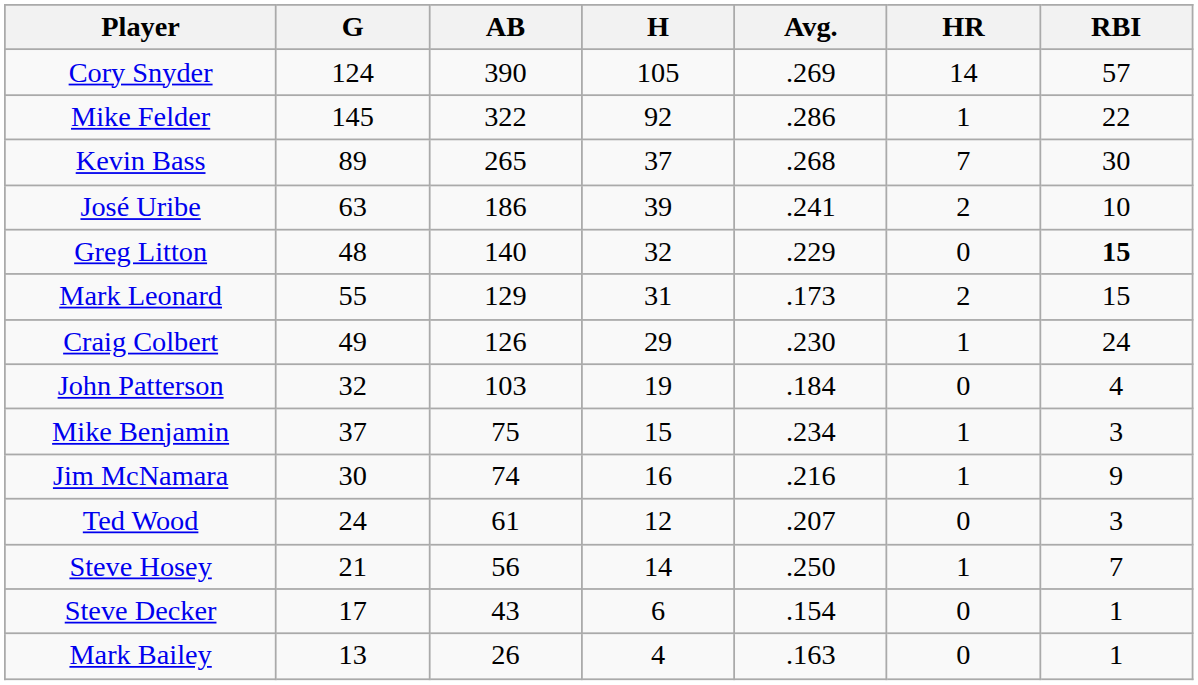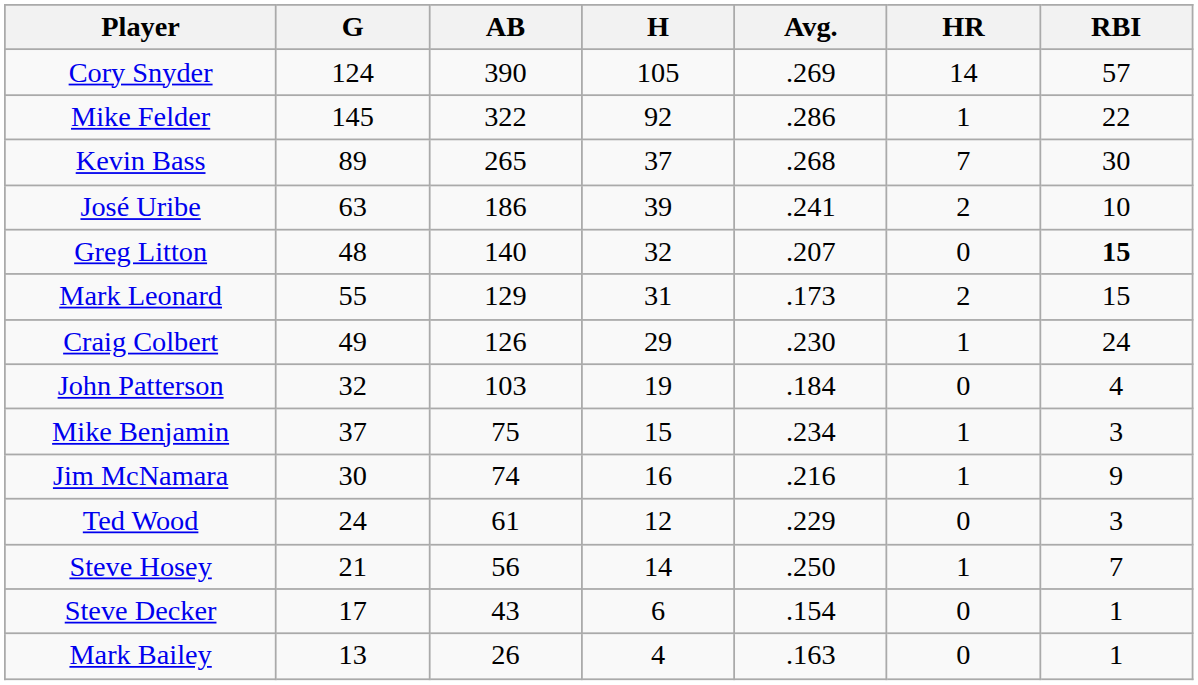(811, 251) .229 -> (811, 251) .207
(811, 521) .207 -> (811, 521) .229
